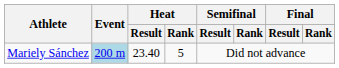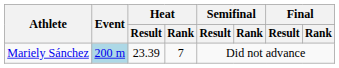(146, 53) 23.40 -> (146, 53) 23.39
(181, 53) 5 -> (181, 53) 7
